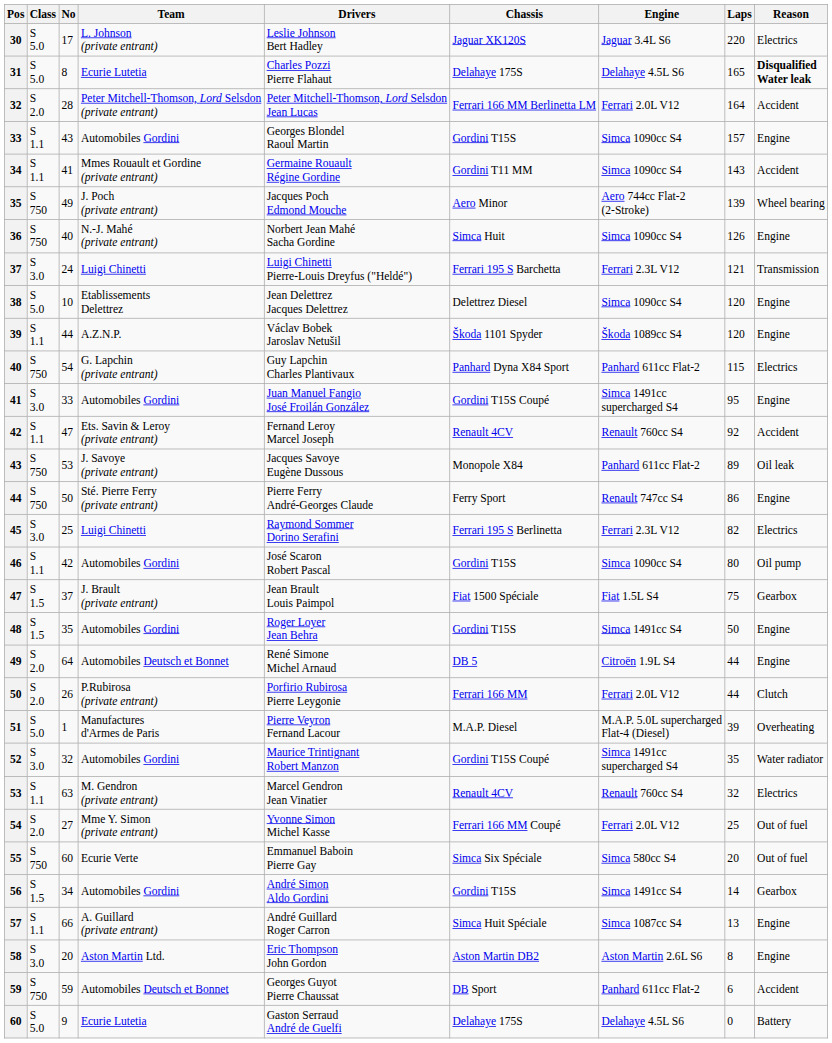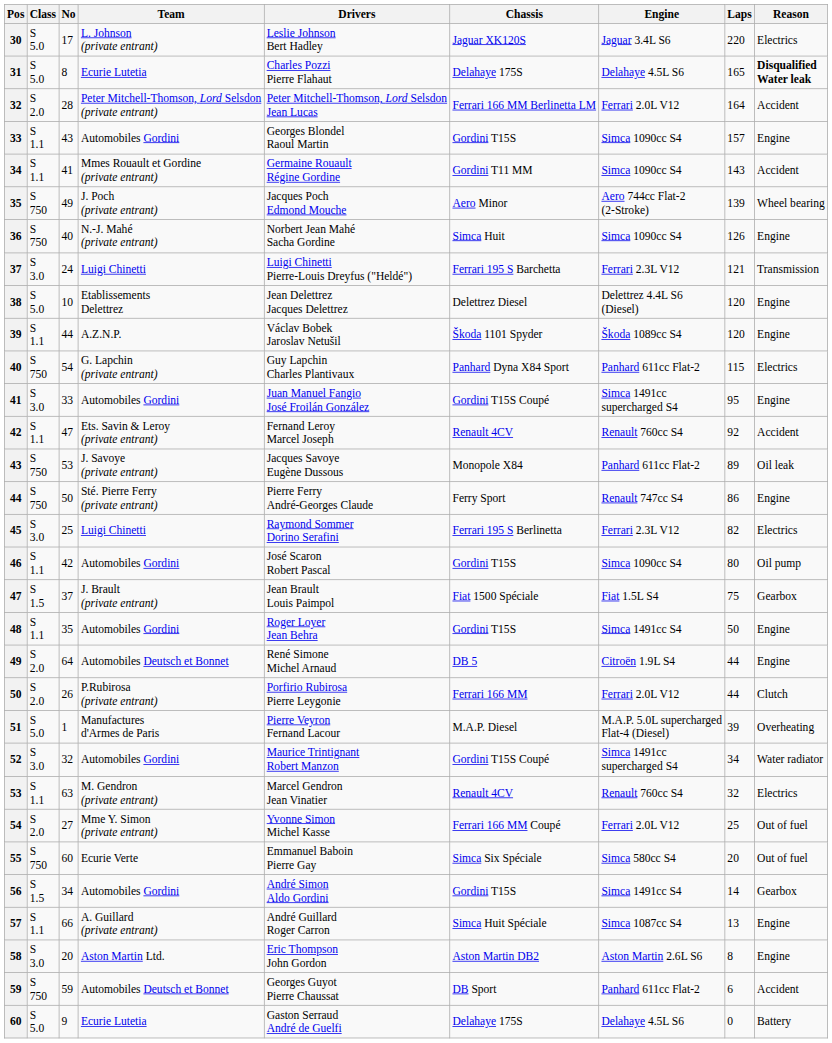(642, 301) Simca 1090cc S4 -> (642, 301) Delettrez 4.4L S6 (Diesel)
(37, 629) S 1.5 -> (37, 629) S 1.1
(733, 760) 35 -> (733, 760) 34
